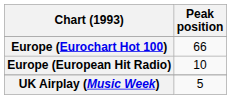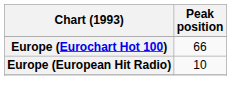- row: (89, 84)
